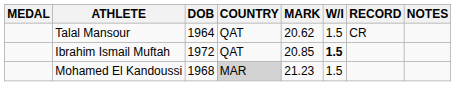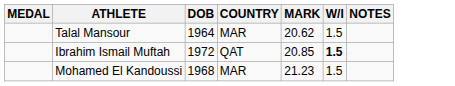- column: (375, 14)
(232, 33) QAT -> (233, 33) MAR
(233, 71) lightgrey background -> (233, 71) no background
